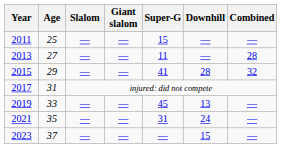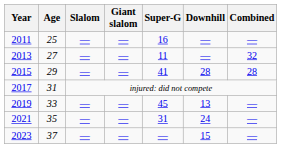(163, 39) 15 -> (163, 39) 16
(252, 55) 28 -> (252, 55) 32
(252, 71) 32 -> (252, 71) 28
